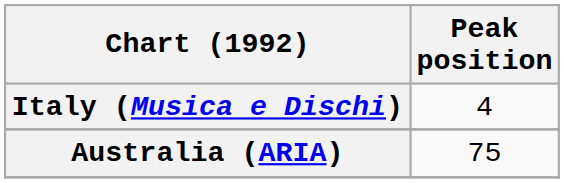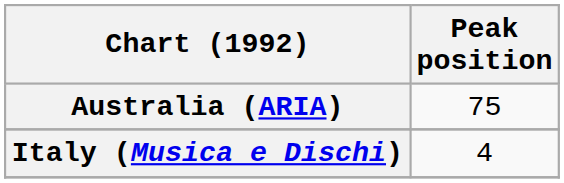rows swapped: (207, 153) <-> (207, 107)
